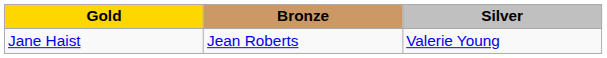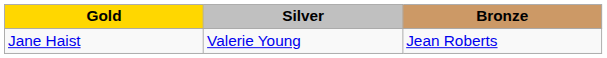columns swapped: (502, 16) <-> (303, 16)
